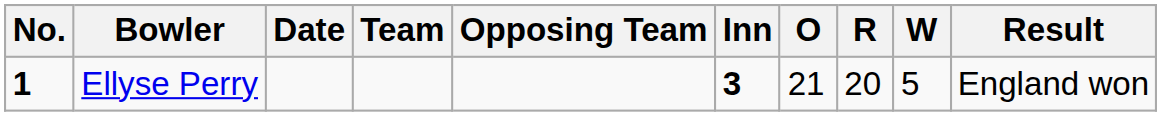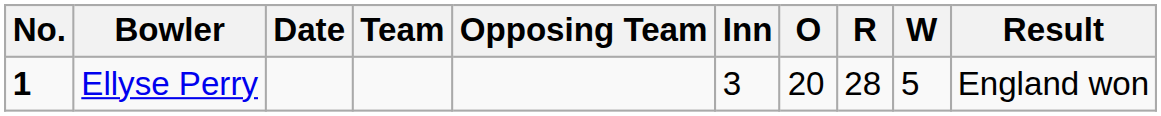(732, 83) bold -> (732, 83) normal
(806, 83) 21 -> (806, 83) 20
(863, 83) 20 -> (863, 83) 28
